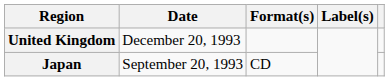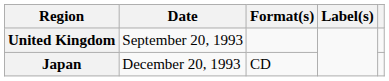(181, 40) December 20, 1993 -> (183, 40) September 20, 1993
(183, 64) September 20, 1993 -> (181, 64) December 20, 1993
